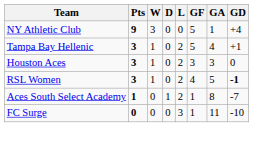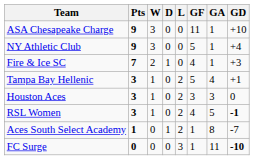+ row: (60, 29)
+ row: (36, 63)
(237, 113) normal -> (237, 146) bold
